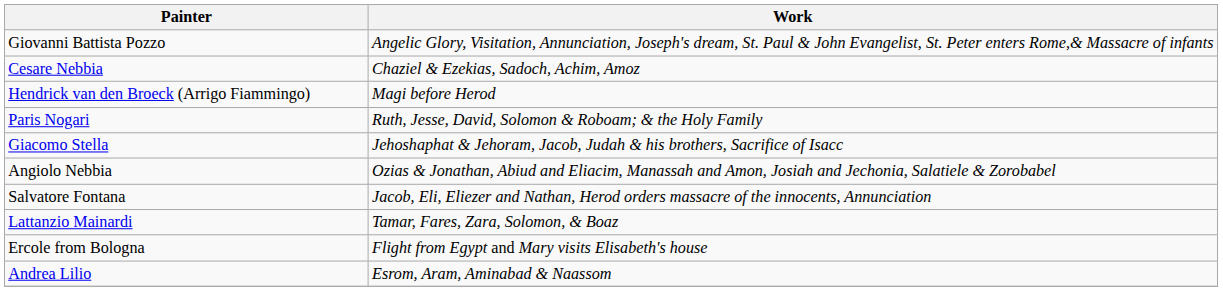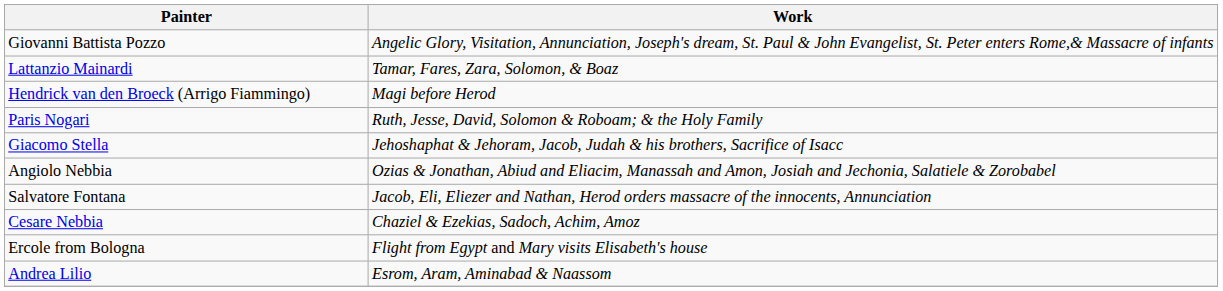rows swapped: (70, 222) <-> (56, 68)
